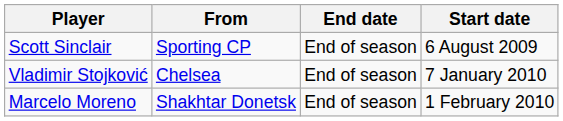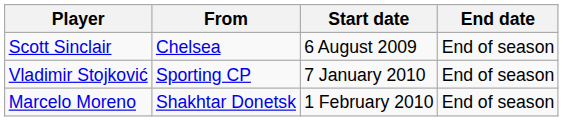columns swapped: (490, 19) <-> (360, 19)
(203, 47) Sporting CP -> (188, 47) Chelsea
(188, 75) Chelsea -> (203, 75) Sporting CP
